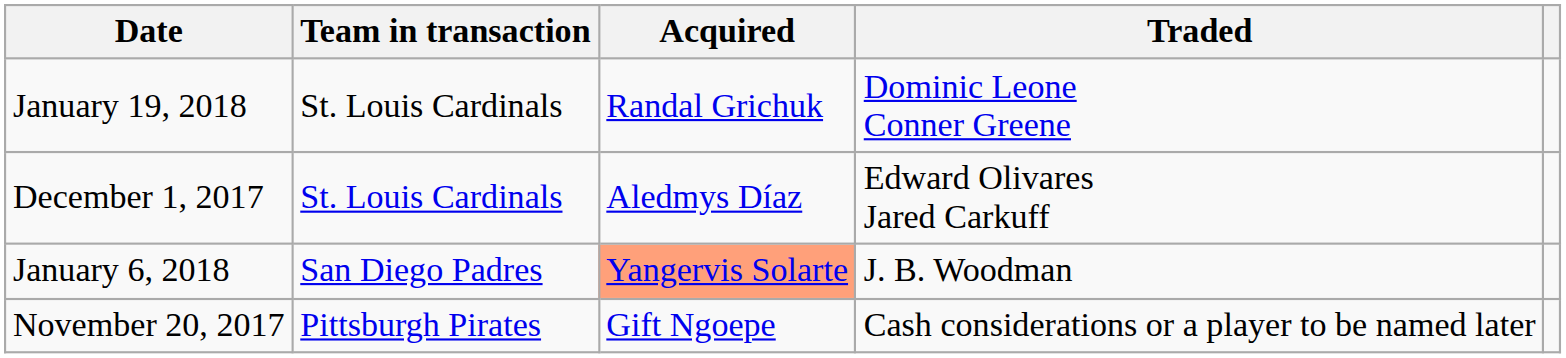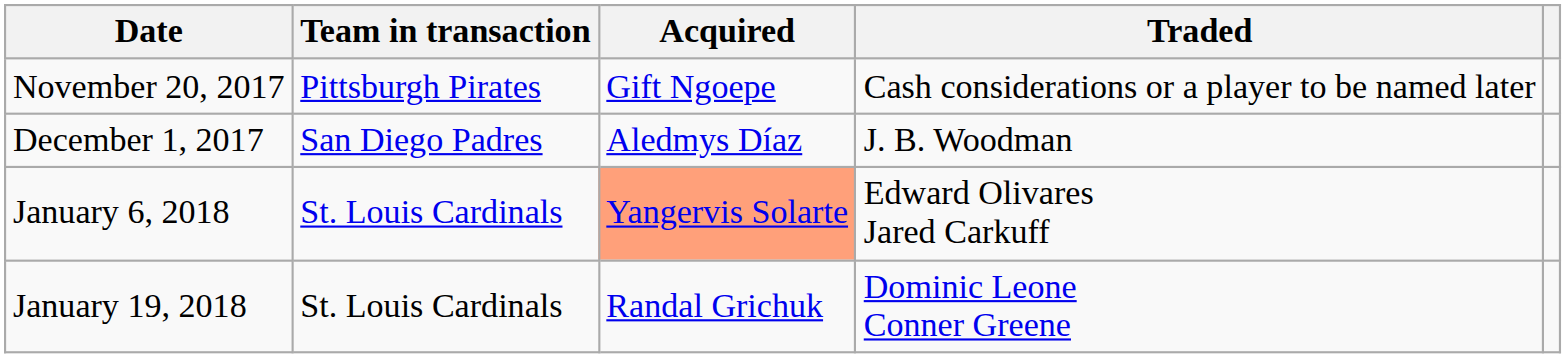rows swapped: (149, 324) <-> (130, 104)
(431, 197) St. Louis Cardinals -> (421, 139) San Diego Padres
(979, 197) Edward Olivares Jared Carkuff -> (968, 139) J. B. Woodman
(421, 270) San Diego Padres -> (431, 212) St. Louis Cardinals
(968, 270) J. B. Woodman -> (979, 212) Edward Olivares Jared Carkuff
